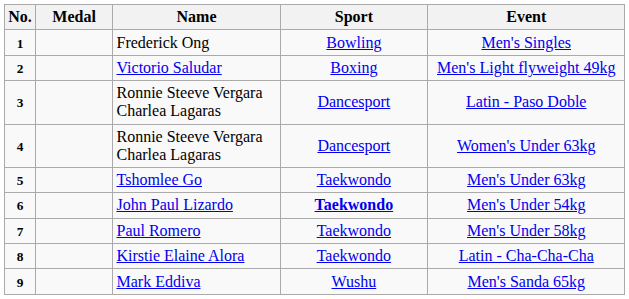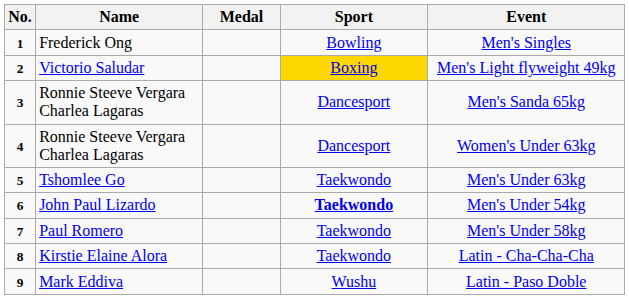columns swapped: (74, 17) <-> (196, 17)
(354, 67) no background -> (354, 67) gold background
(526, 102) Latin - Paso Doble -> (526, 102) Men's Sanda 65kg
(526, 281) Men's Sanda 65kg -> (526, 281) Latin - Paso Doble
